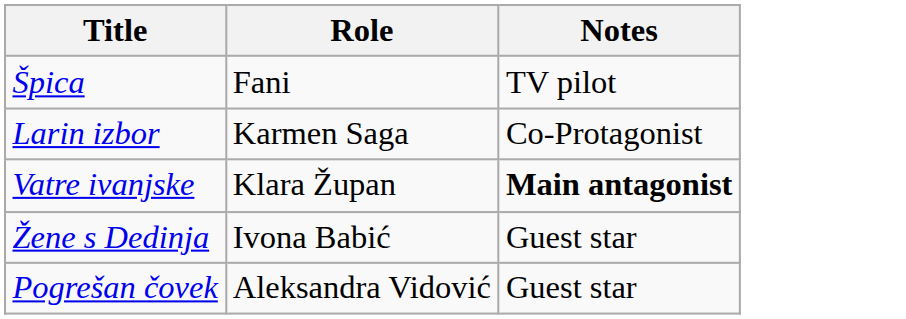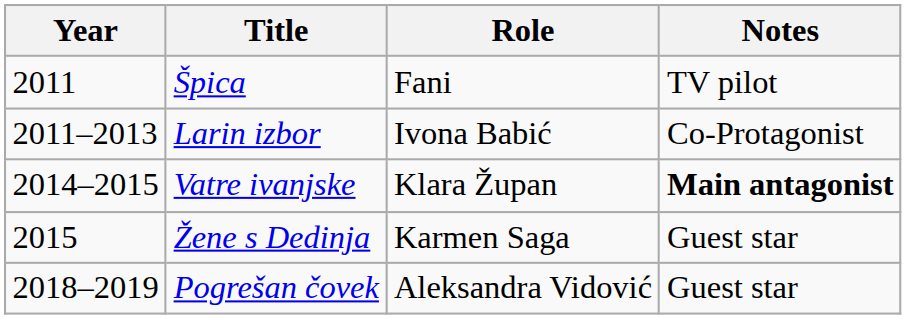+ column: (86, 30)
(321, 133) Karmen Saga -> (473, 133) Ivona Babić
(312, 236) Ivona Babić -> (482, 236) Karmen Saga
